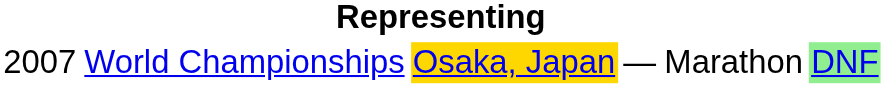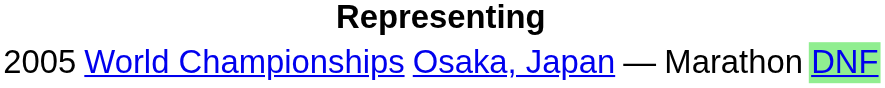(40, 62) 2007 -> (40, 62) 2005
(514, 62) gold background -> (514, 62) no background
